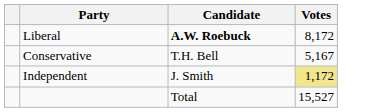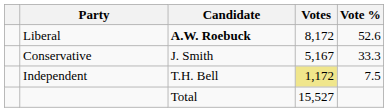+ column: (360, 14)
(195, 55) T.H. Bell -> (192, 55) J. Smith
(192, 76) J. Smith -> (195, 76) T.H. Bell
